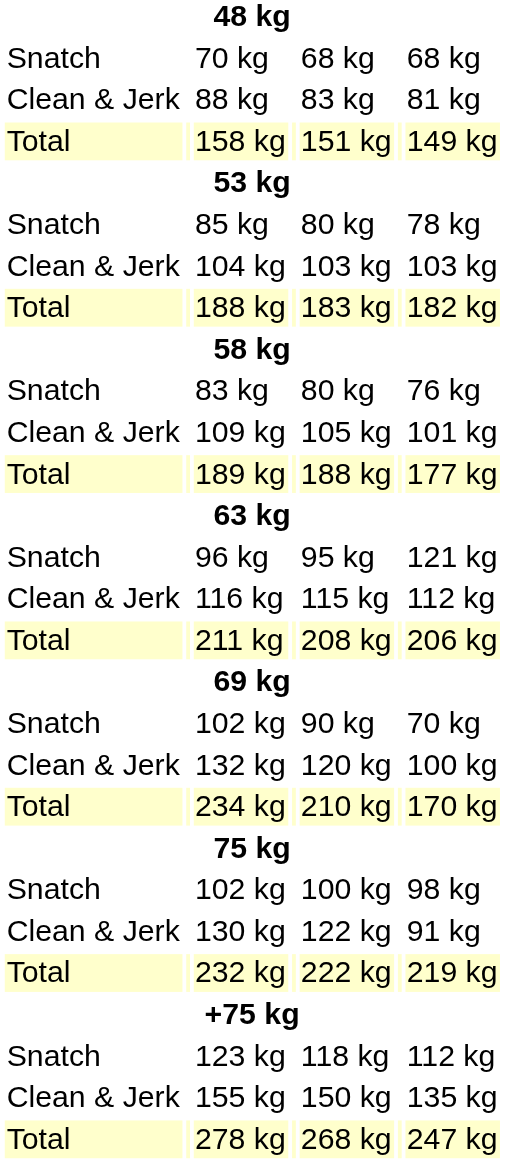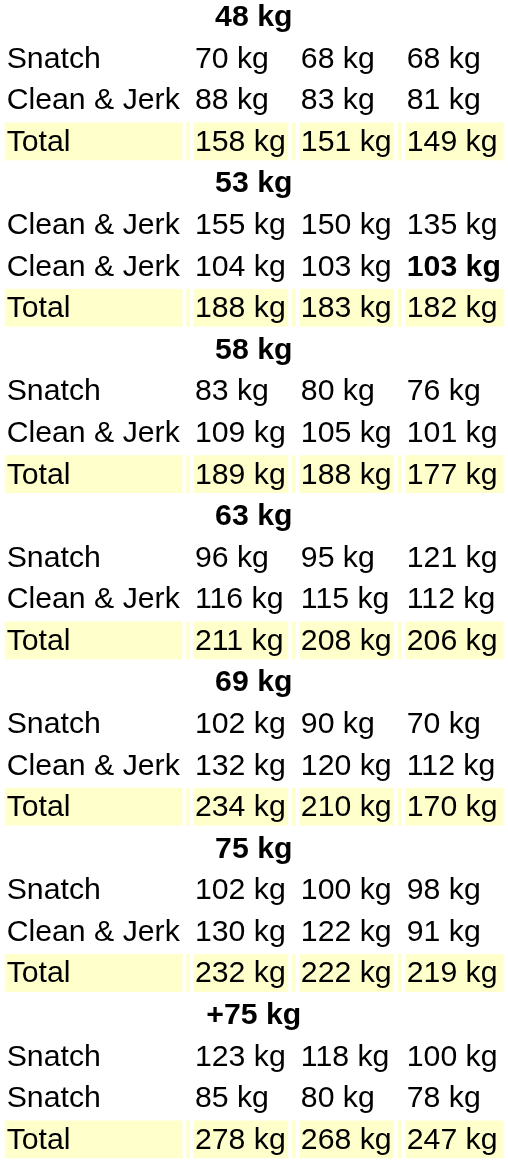rows swapped: (54, 224) <-> (93, 1097)
(452, 265) normal -> (454, 265) bold
(452, 764) 100 kg -> (451, 764) 112 kg
(451, 1055) 112 kg -> (452, 1055) 100 kg
